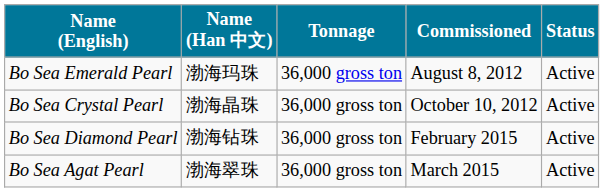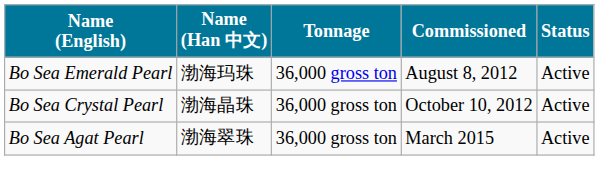- row: (93, 138)
